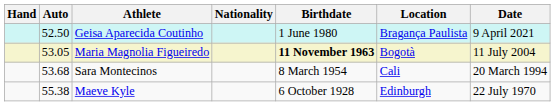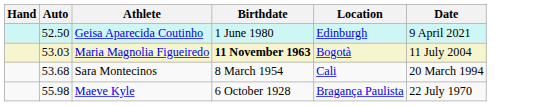- column: (244, 14)
(424, 33) Bragança Paulista -> (342, 33) Edinburgh
(56, 52) 53.05 -> (56, 52) 53.03
(56, 91) 55.38 -> (56, 91) 55.98
(405, 91) Edinburgh -> (360, 91) Bragança Paulista
